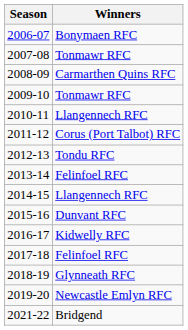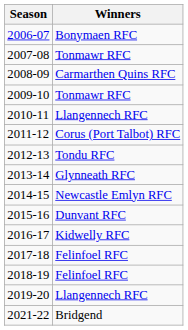(92, 174) Felinfoel RFC -> (95, 174) Glynneath RFC
(101, 194) Llangennech RFC -> (114, 194) Newcastle Emlyn RFC
(95, 275) Glynneath RFC -> (92, 275) Felinfoel RFC
(114, 295) Newcastle Emlyn RFC -> (101, 295) Llangennech RFC
